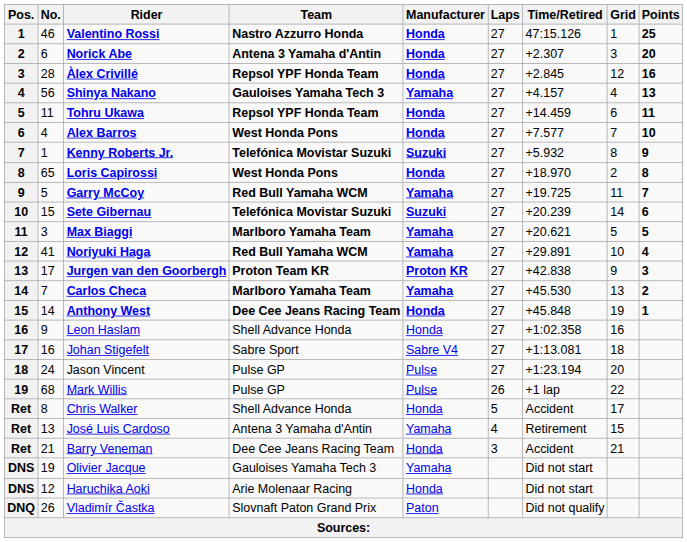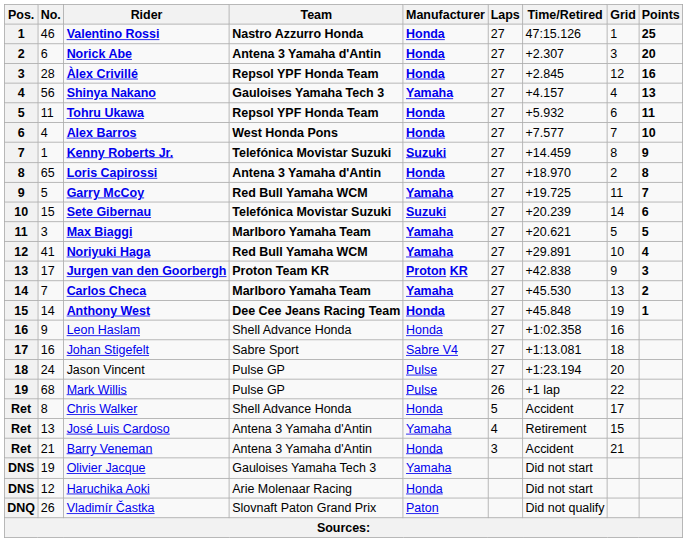(548, 113) +14.459 -> (545, 113) +5.932
(545, 153) +5.932 -> (548, 153) +14.459
(285, 172) West Honda Pons -> (307, 172) Antena 3 Yamaha d'Antin
(313, 449) Dee Cee Jeans Racing Team -> (302, 449) Antena 3 Yamaha d'Antin
